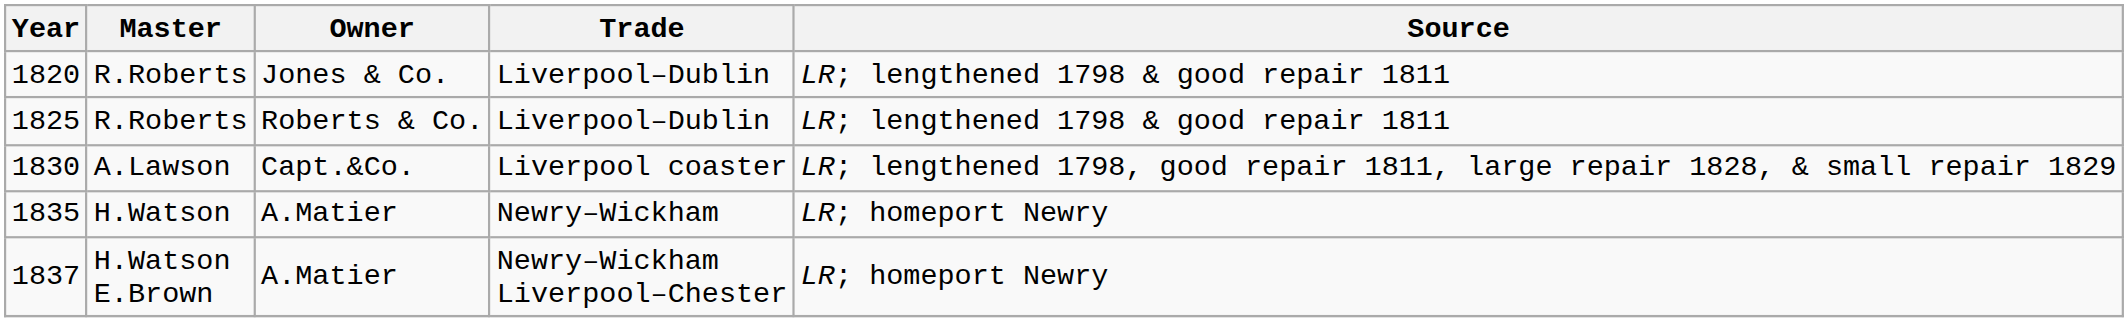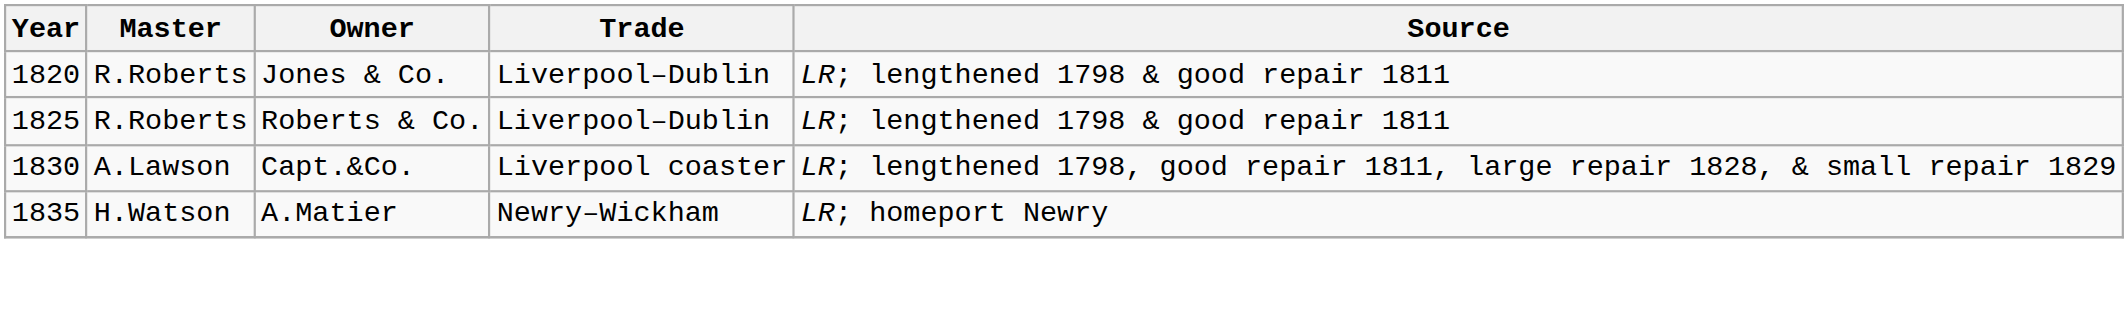- row: (46, 277)
